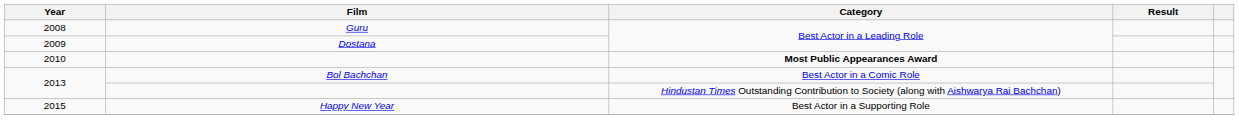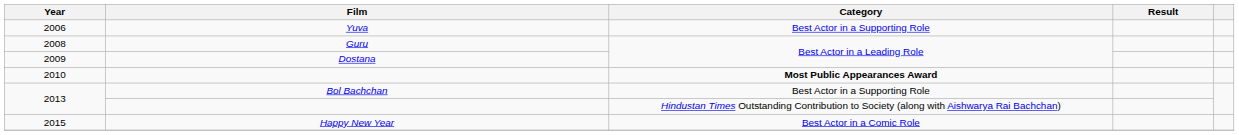+ row: (55, 28)
(861, 75) Best Actor in a Comic Role -> (861, 91) Best Actor in a Supporting Role
(861, 106) Best Actor in a Supporting Role -> (861, 122) Best Actor in a Comic Role
